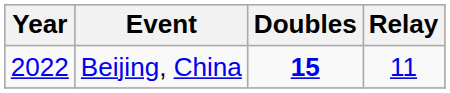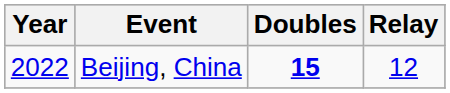(404, 66) 11 -> (404, 66) 12
